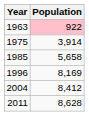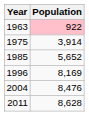(70, 57) 5,658 -> (70, 57) 5,652
(70, 88) 8,412 -> (70, 88) 8,476
